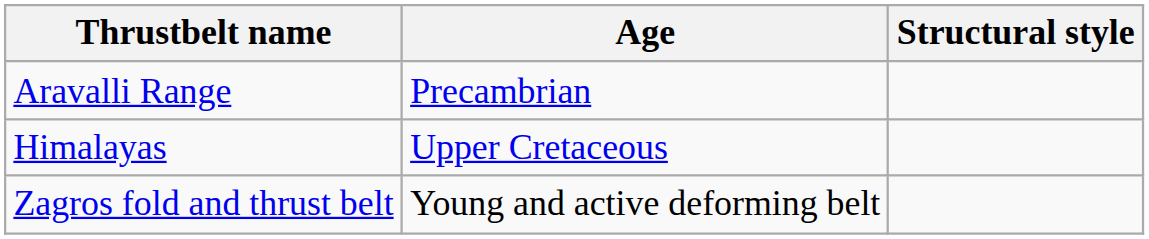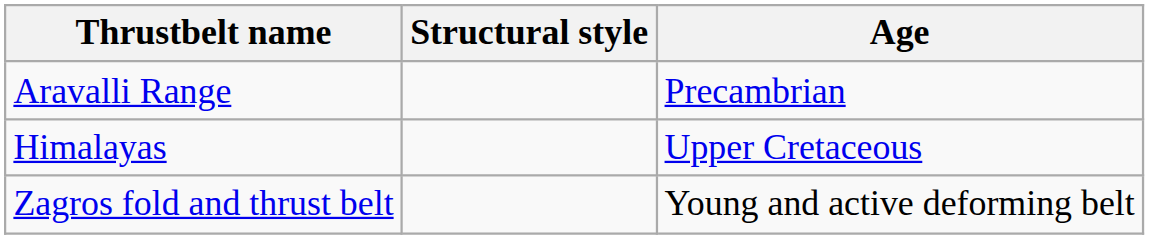columns swapped: (645, 32) <-> (1016, 32)
